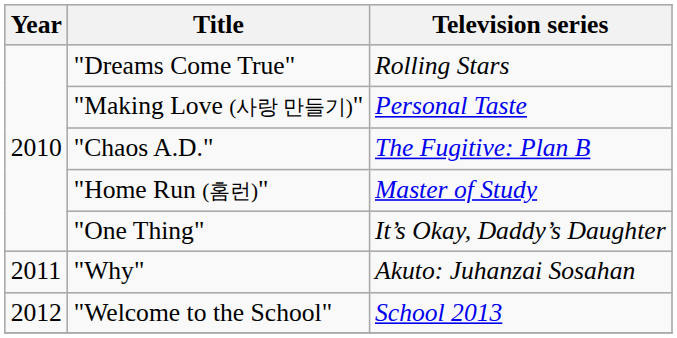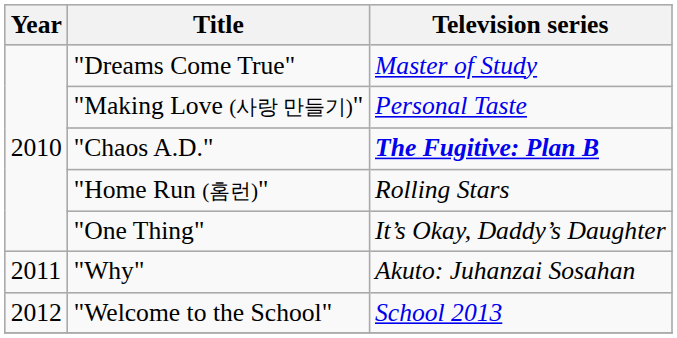(442, 65) Rolling Stars -> (456, 65) Master of Study
(483, 148) normal -> (487, 148) bold
(456, 189) Master of Study -> (442, 189) Rolling Stars
